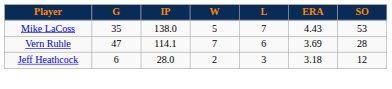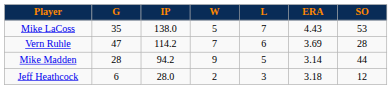(165, 44) 114.1 -> (165, 44) 114.2
+ row: (48, 60)
